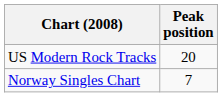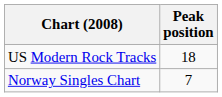(188, 56) 20 -> (188, 56) 18
